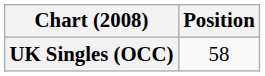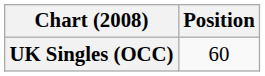(219, 53) 58 -> (219, 53) 60
